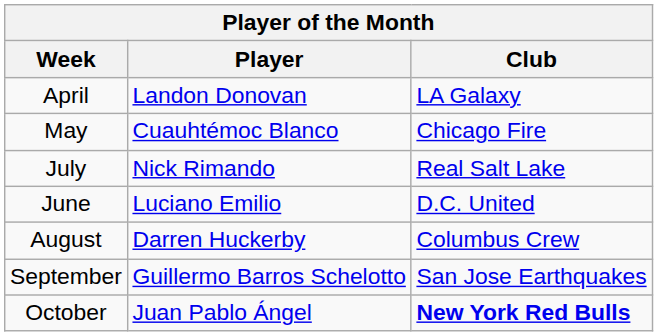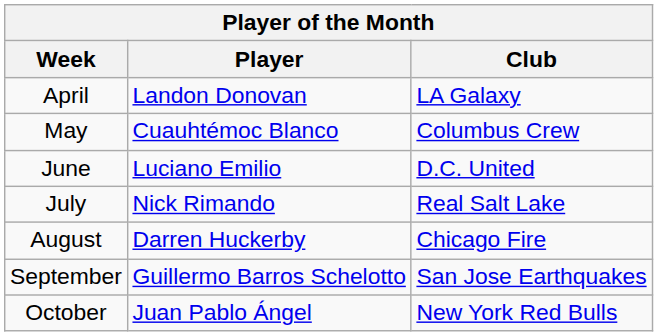(481, 131) Chicago Fire -> (498, 131) Columbus Crew
rows swapped: (66, 204) <-> (66, 167)
(498, 240) Columbus Crew -> (481, 240) Chicago Fire
(523, 312) bold -> (517, 312) normal
